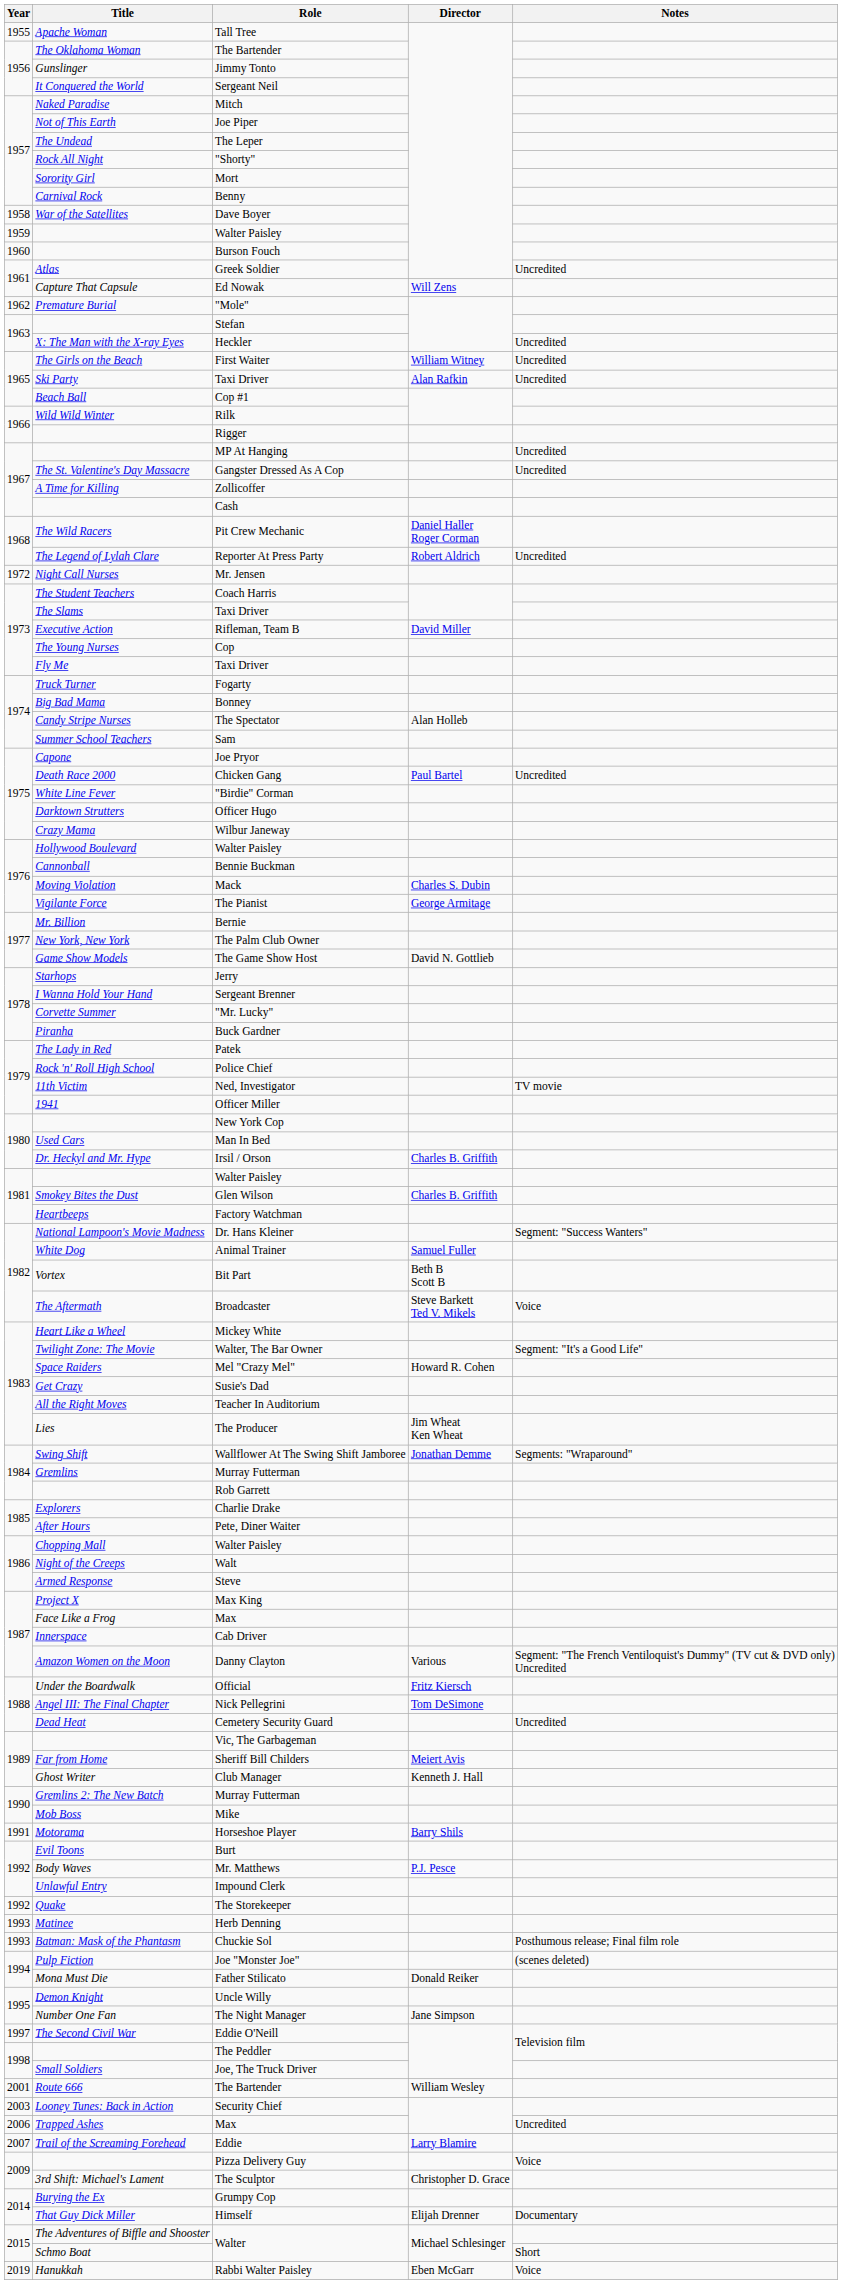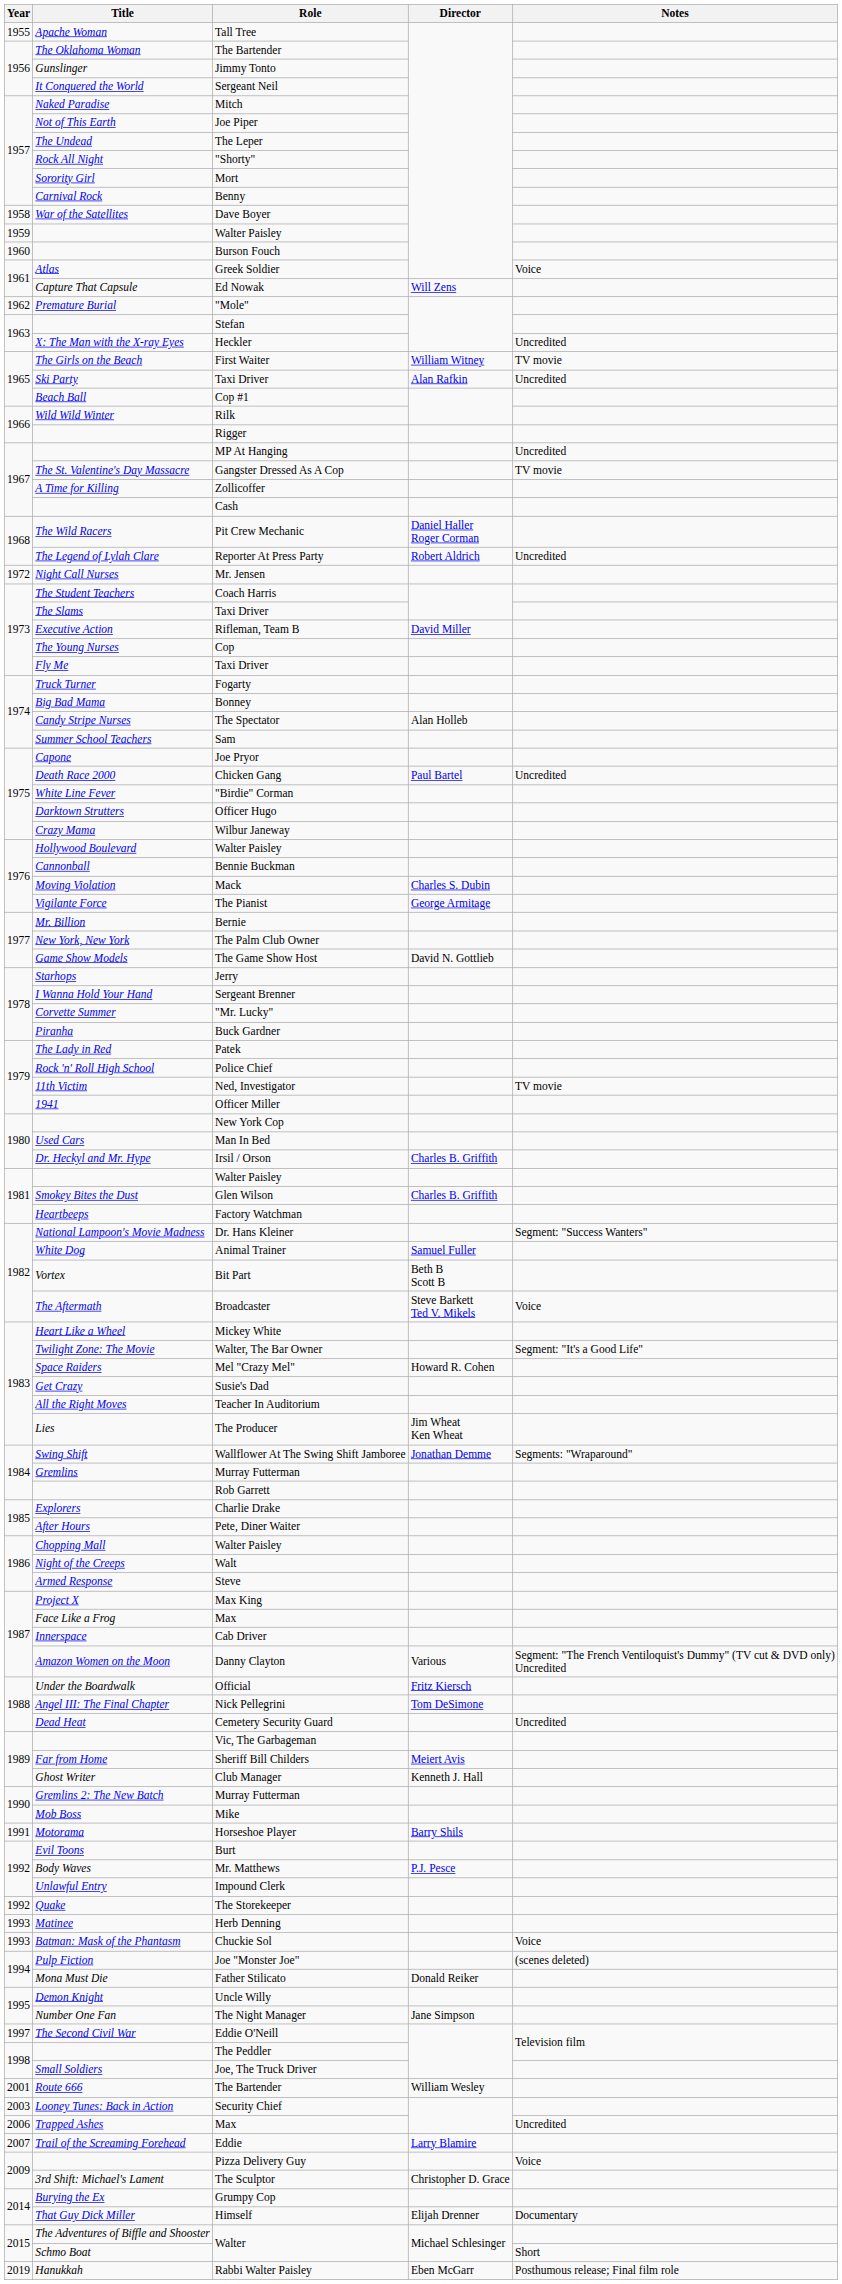(541, 269) Uncredited -> (528, 269) Voice
(541, 360) Uncredited -> (538, 360) TV movie
(541, 470) Uncredited -> (538, 470) TV movie
(597, 1941) Posthumous release; Final film role -> (528, 1941) Voice
(528, 2270) Voice -> (597, 2270) Posthumous release; Final film role
